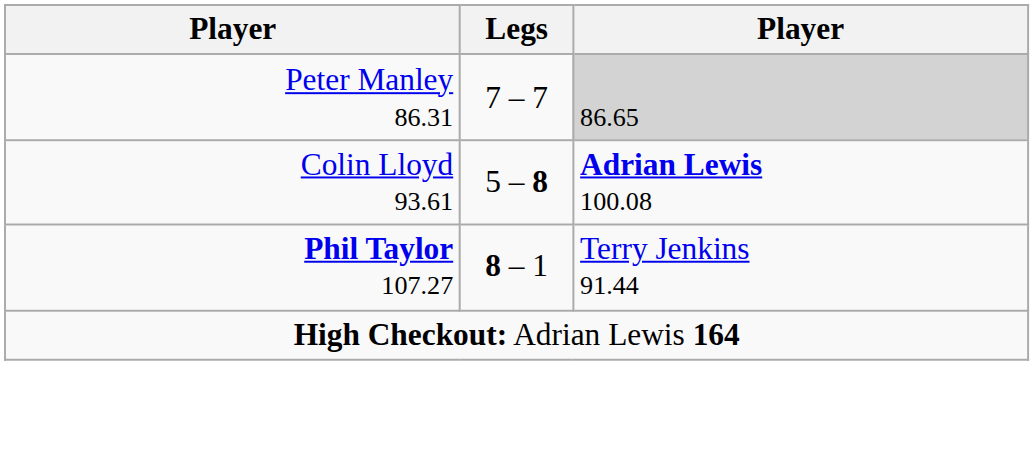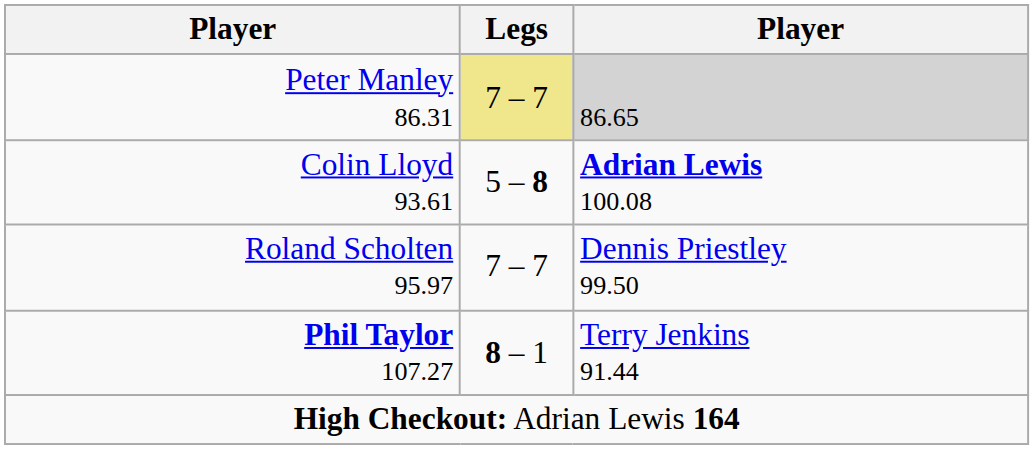(517, 96) no background -> (517, 96) khaki background
+ row: (349, 266)
